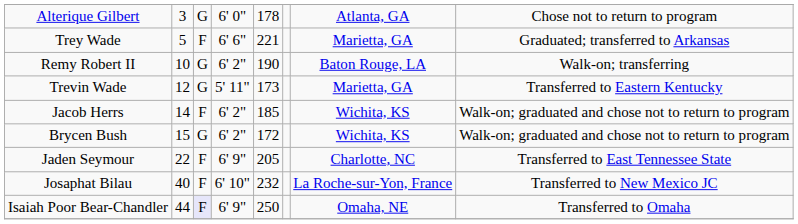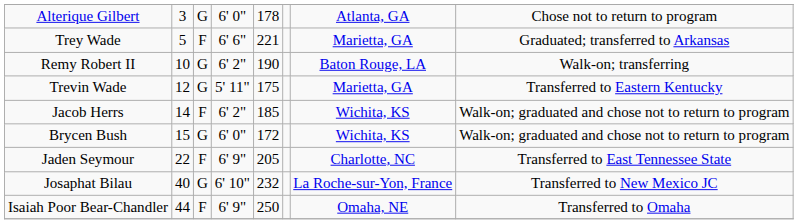(268, 87) 173 -> (268, 87) 175
(232, 135) 6' 2" -> (232, 135) 6' 0"
(202, 183) F -> (202, 183) G
(202, 207) lavender background -> (202, 207) no background
